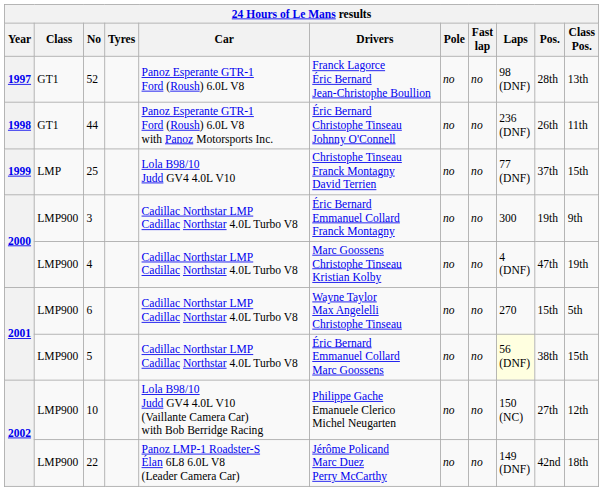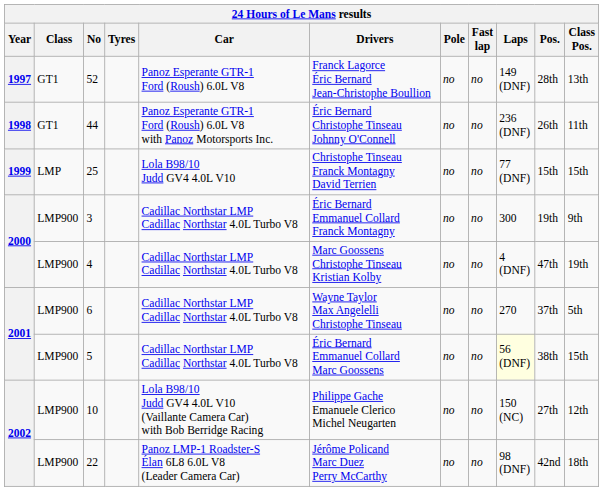(515, 78) 98 (DNF) -> (515, 78) 149 (DNF)
(548, 171) 37th -> (548, 171) 15th
(548, 310) 15th -> (548, 310) 37th
(515, 462) 149 (DNF) -> (515, 462) 98 (DNF)
